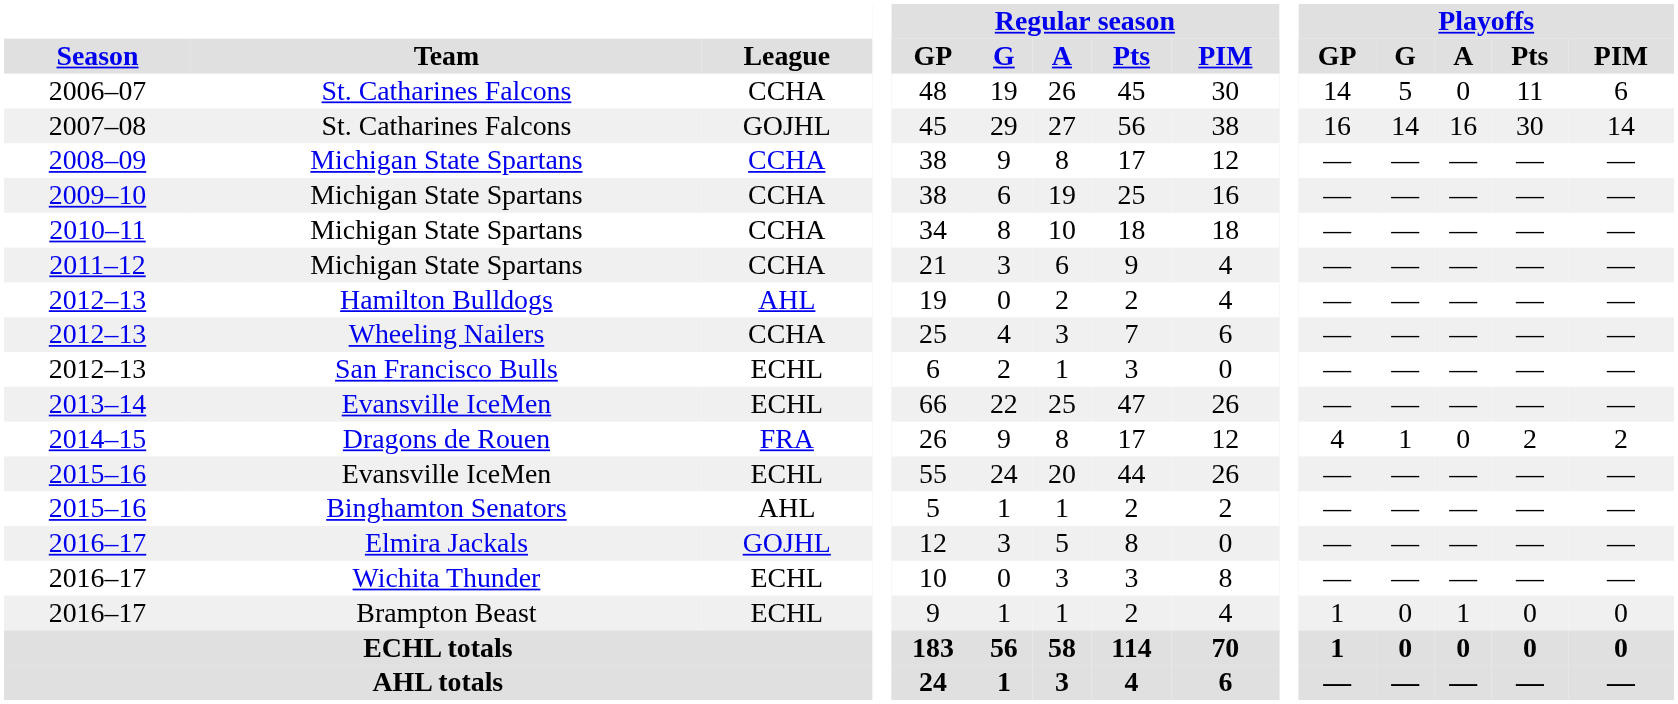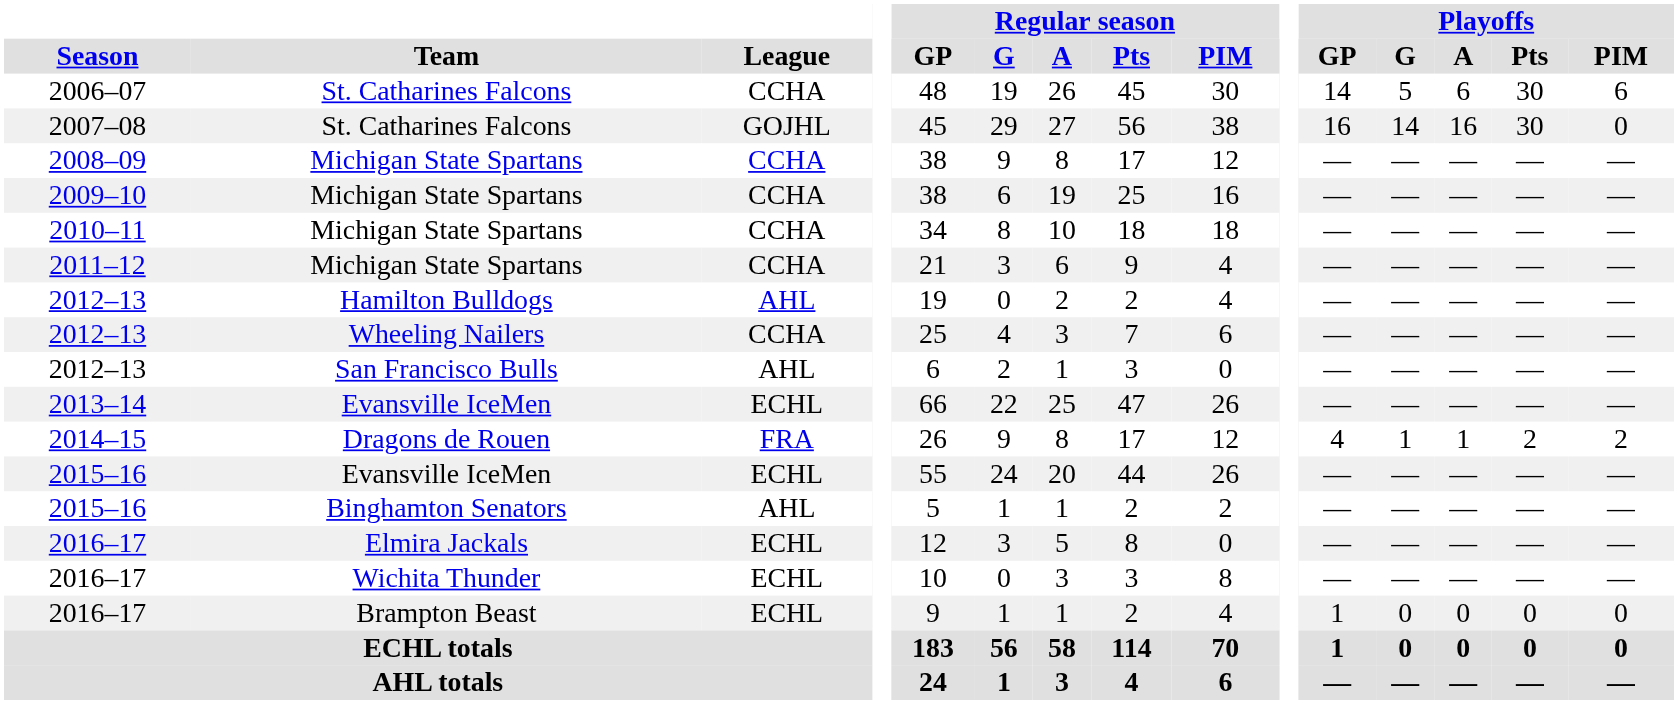(1463, 90) 0 -> (1463, 90) 6
(1530, 90) 11 -> (1530, 90) 30
(1621, 125) 14 -> (1621, 125) 0
(787, 369) ECHL -> (787, 369) AHL
(1463, 438) 0 -> (1463, 438) 1
(787, 543) GOJHL -> (787, 543) ECHL
(1463, 612) 1 -> (1463, 612) 0
